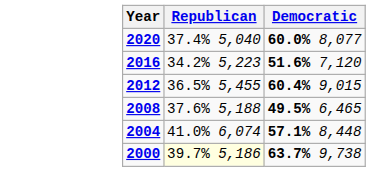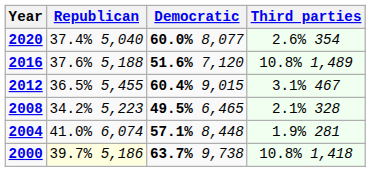+ column: (306, 17)
(214, 63) 34.2% 5,223 -> (96, 63) 37.6% 5,188
(214, 109) 37.6% 5,188 -> (96, 109) 34.2% 5,223
